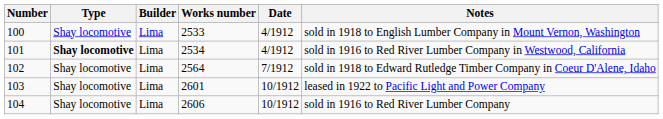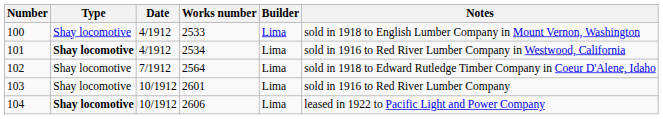columns swapped: (157, 13) <-> (280, 13)
(425, 86) leased in 1922 to Pacific Light and Power Company -> (407, 86) sold in 1916 to Red River Lumber Company
(92, 104) normal -> (93, 104) bold
(407, 104) sold in 1916 to Red River Lumber Company -> (425, 104) leased in 1922 to Pacific Light and Power Company
